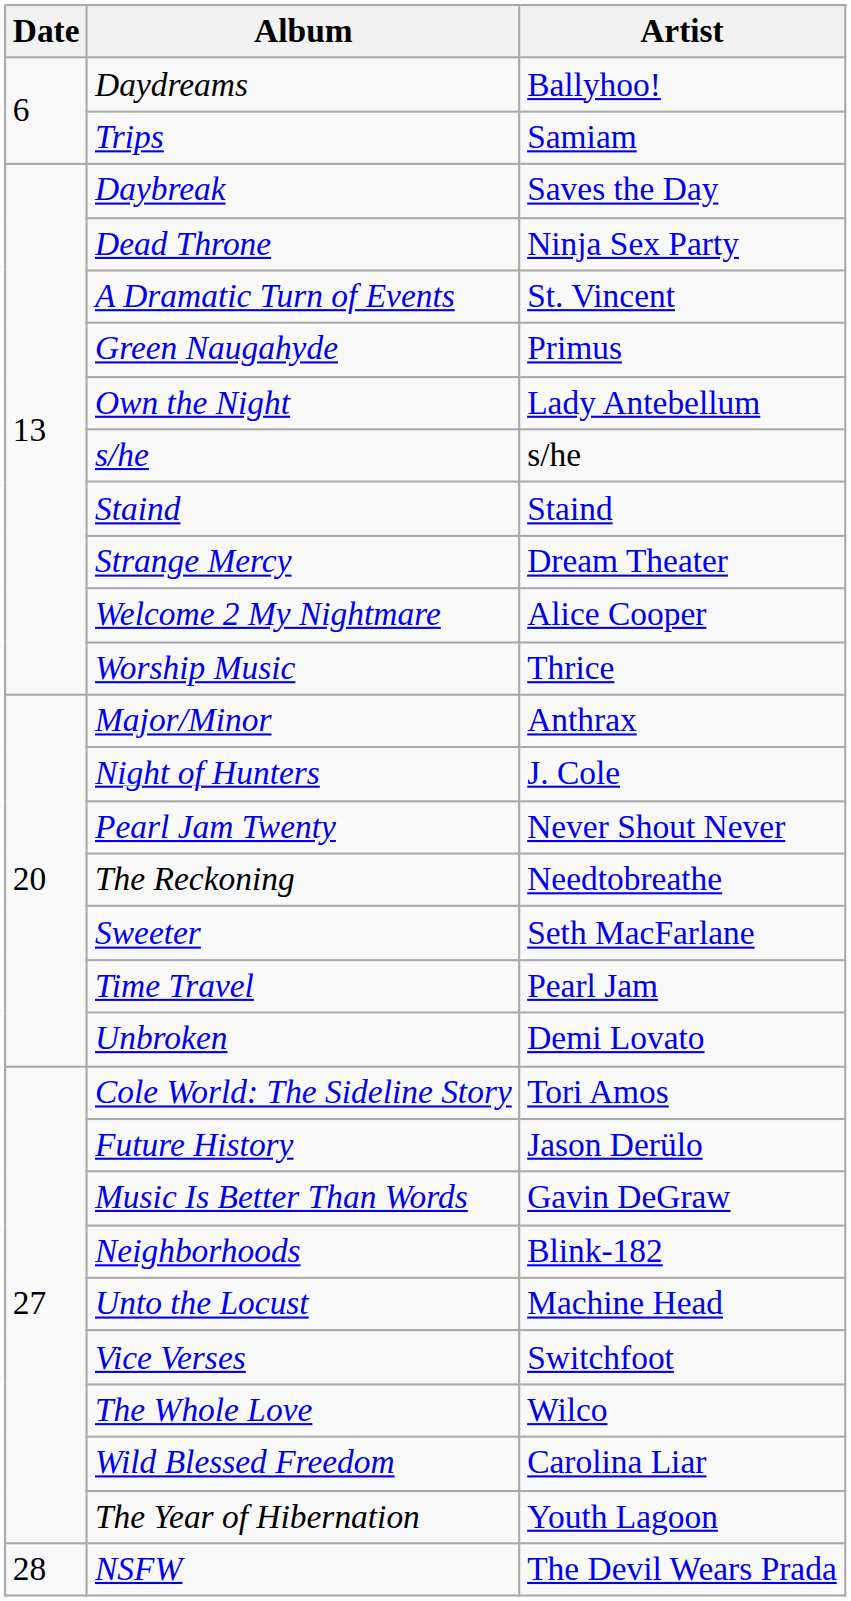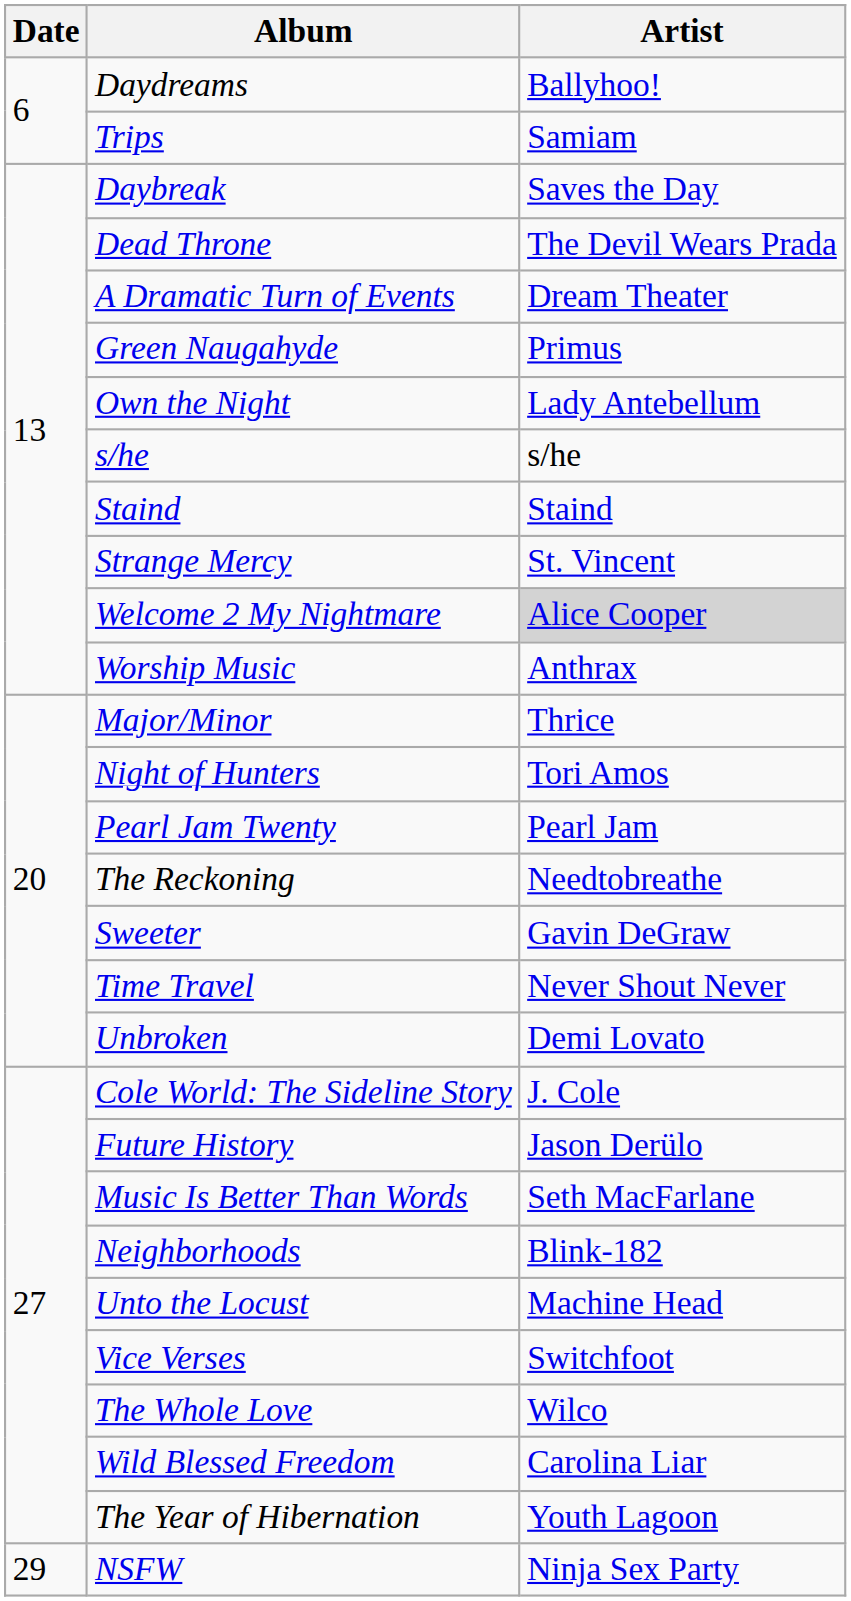(633, 243) Ninja Sex Party -> (682, 243) The Devil Wears Prada
(601, 296) St. Vincent -> (628, 296) Dream Theater
(628, 561) Dream Theater -> (601, 561) St. Vincent
(617, 614) no background -> (617, 614) lightgrey background
(571, 667) Thrice -> (582, 667) Anthrax
(582, 720) Anthrax -> (571, 720) Thrice
(574, 773) J. Cole -> (598, 773) Tori Amos
(656, 826) Never Shout Never -> (593, 826) Pearl Jam
(641, 932) Seth MacFarlane -> (629, 932) Gavin DeGraw
(593, 985) Pearl Jam -> (656, 985) Never Shout Never
(598, 1091) Tori Amos -> (574, 1091) J. Cole
(629, 1197) Gavin DeGraw -> (641, 1197) Seth MacFarlane
(29, 1568) 28 -> (29, 1568) 29
(682, 1568) The Devil Wears Prada -> (633, 1568) Ninja Sex Party
